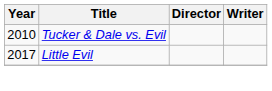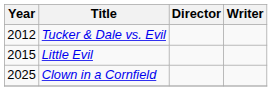(22, 34) 2010 -> (22, 34) 2012
(22, 55) 2017 -> (22, 55) 2015
+ row: (99, 75)
